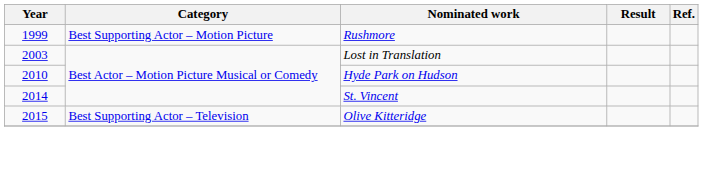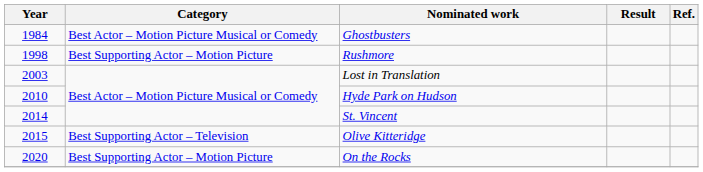+ row: (376, 34)
(35, 34) 1999 -> (35, 55) 1998
+ row: (377, 156)
